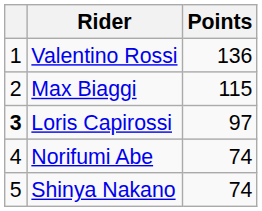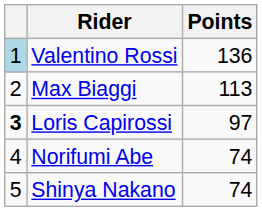(16, 55) no background -> (16, 55) lightblue background
(235, 89) 115 -> (235, 89) 113
